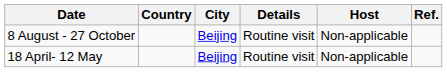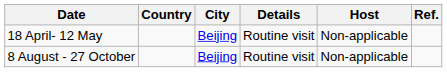rows swapped: (55, 56) <-> (71, 35)
